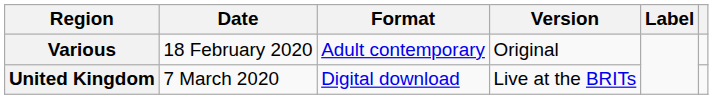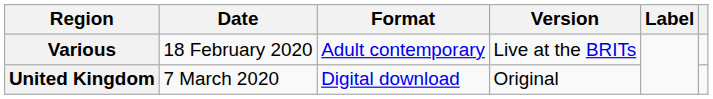(526, 49) Original -> (565, 49) Live at the BRITs
(565, 79) Live at the BRITs -> (526, 79) Original
